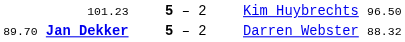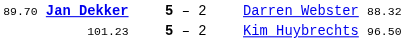rows swapped: (66, 32) <-> (108, 12)
